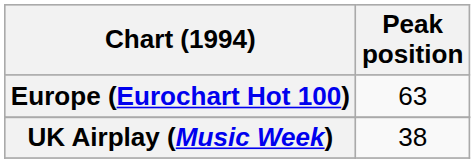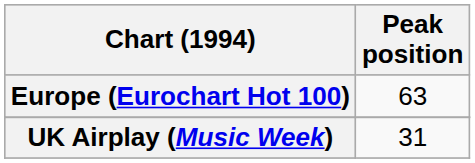(413, 137) 38 -> (413, 137) 31
